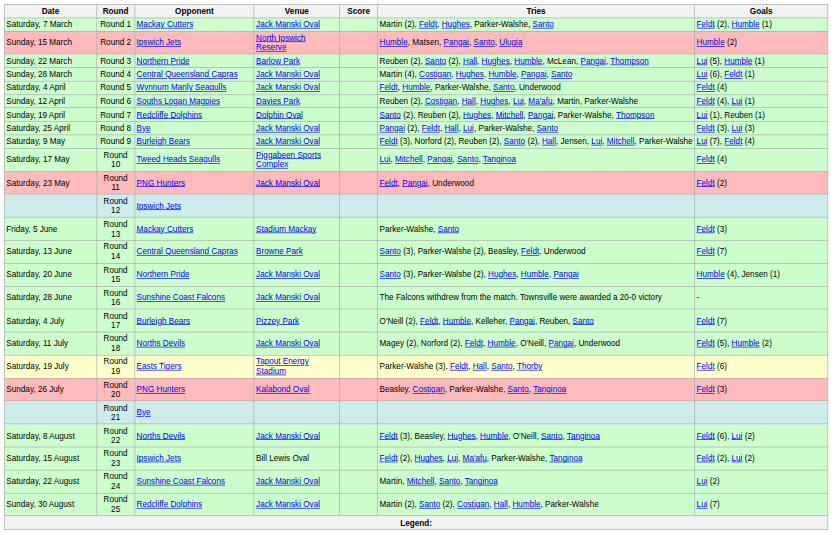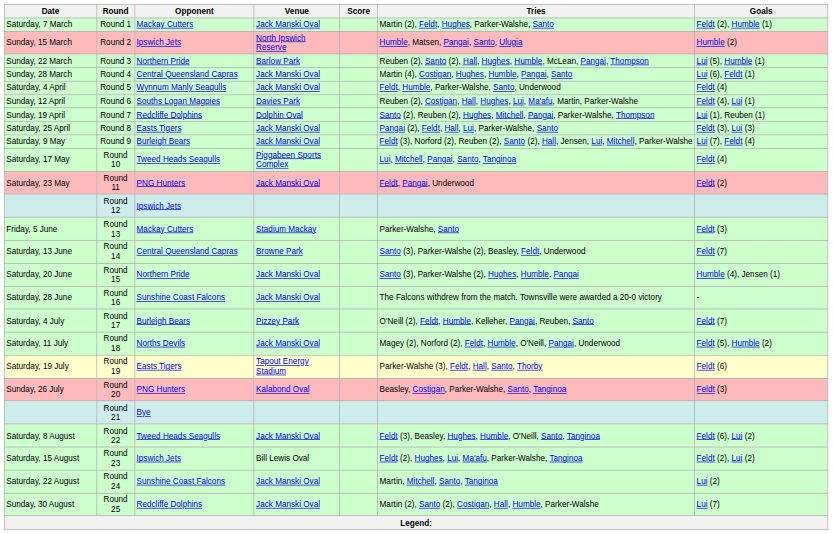(144, 128) Bye -> (159, 128) Easts Tigers
(161, 436) Norths Devils -> (178, 436) Tweed Heads Seagulls
